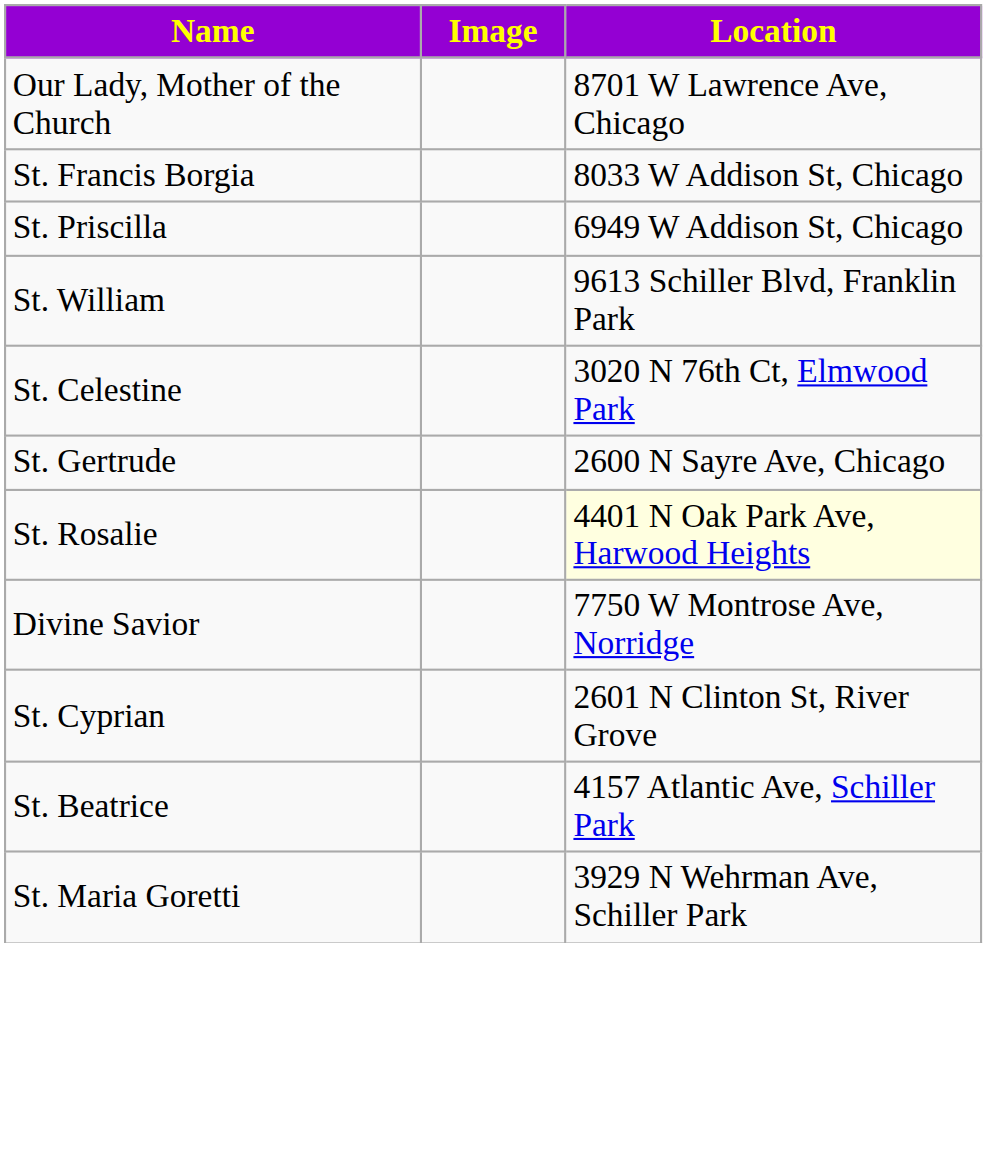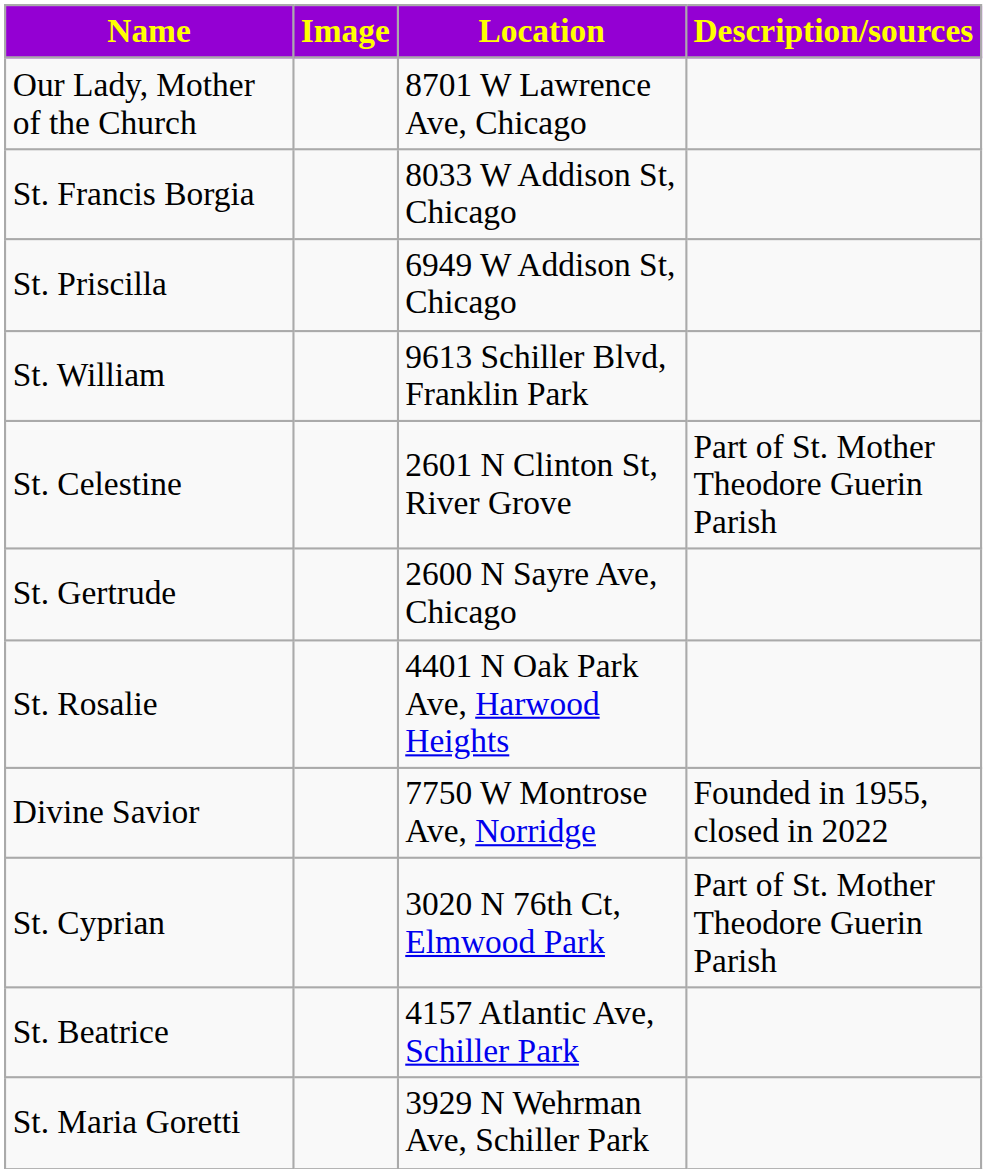+ column: (833, 31)
(750, 390) 3020 N 76th Ct, Elmwood Park -> (532, 484) 2601 N Clinton St, River Grove
(724, 533) lightyellow background -> (522, 703) no background
(741, 715) 2601 N Clinton St, River Grove -> (513, 922) 3020 N 76th Ct, Elmwood Park
